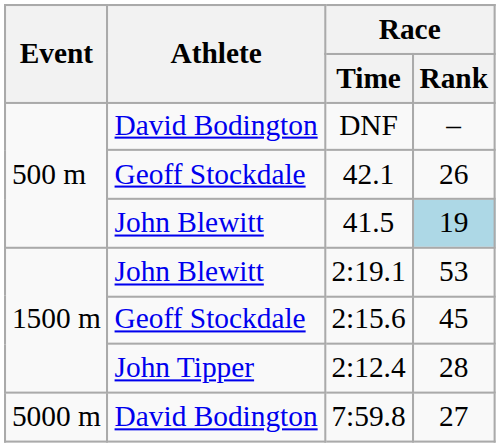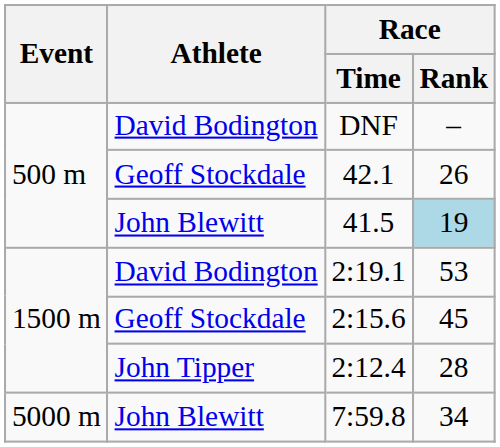(189, 271) John Blewitt -> (216, 271) David Bodington
(216, 416) David Bodington -> (189, 416) John Blewitt
(454, 416) 27 -> (454, 416) 34
